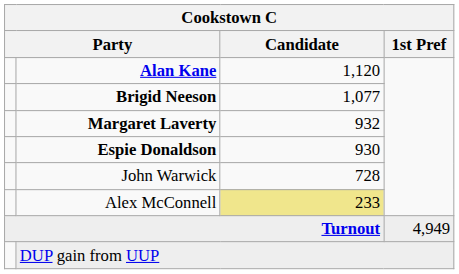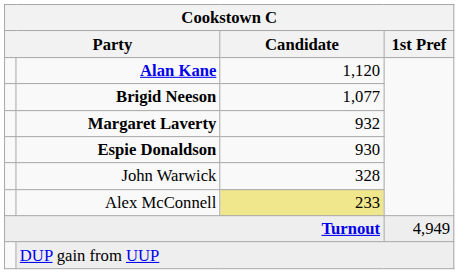(368, 176) 728 -> (368, 176) 328
